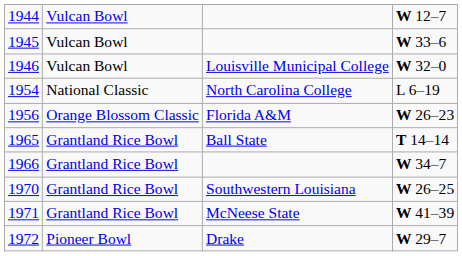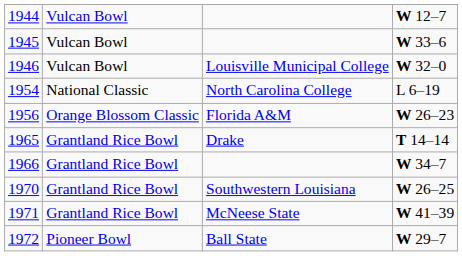(236, 139) Ball State -> (225, 139) Drake
(225, 238) Drake -> (236, 238) Ball State
